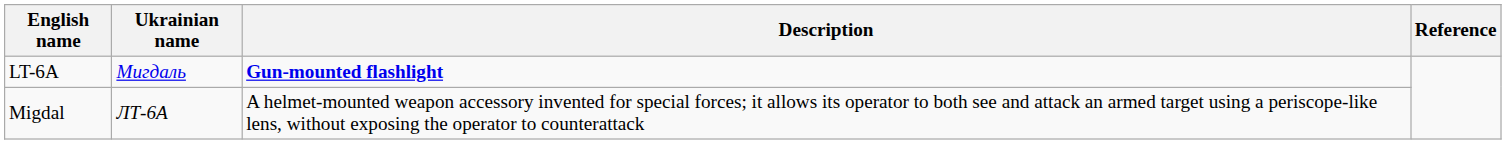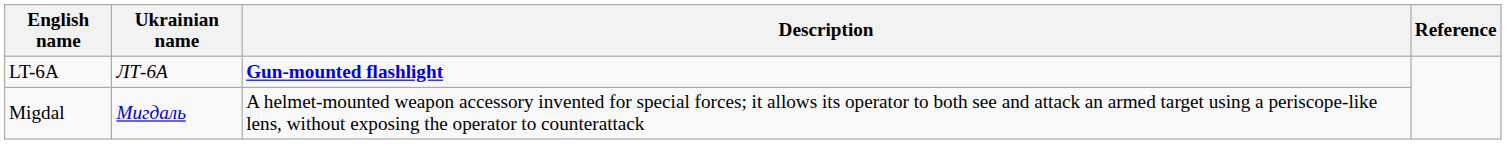(151, 71) Мигдаль -> (142, 71) ЛТ-6А
(142, 113) ЛТ-6А -> (151, 113) Мигдаль
